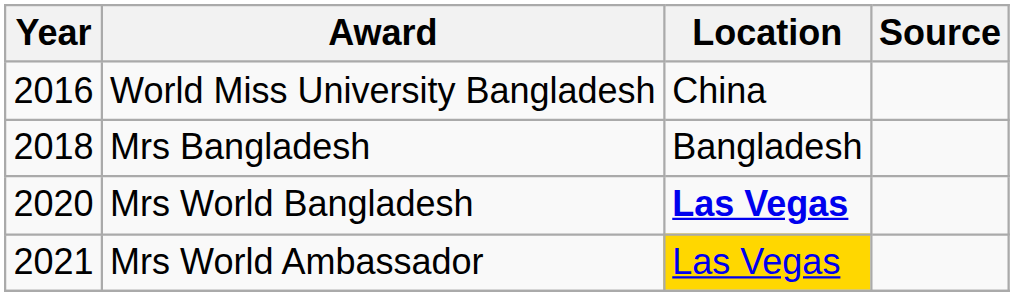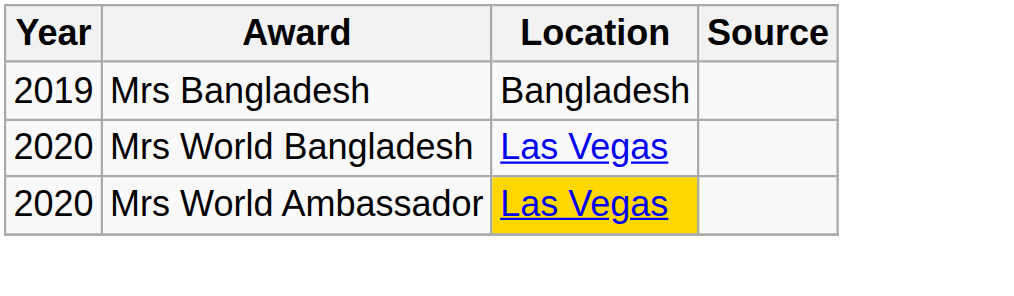- row: (383, 90)
(53, 147) 2018 -> (53, 90) 2019
(760, 204) bold -> (584, 147) normal
(53, 261) 2021 -> (53, 204) 2020
